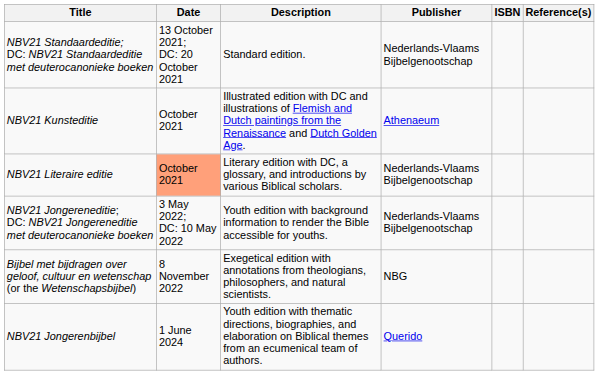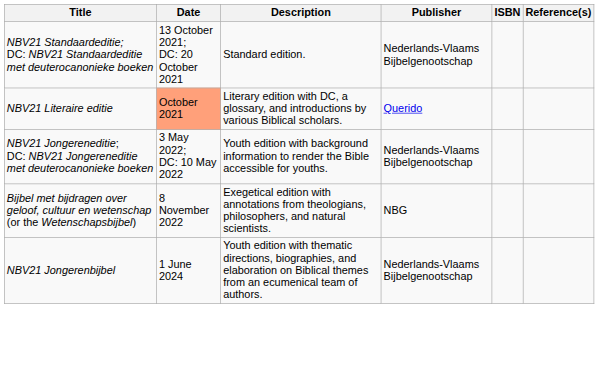- row: (53, 121)
(431, 175) Nederlands-Vlaams Bijbelgenootschap -> (403, 108) Querido
(403, 336) Querido -> (431, 270) Nederlands-Vlaams Bijbelgenootschap
